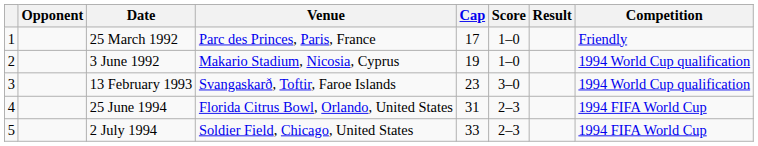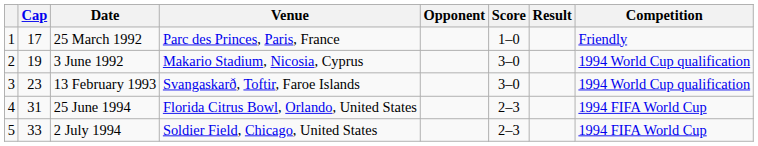columns swapped: (472, 15) <-> (52, 15)
(509, 61) 1–0 -> (509, 61) 3–0
